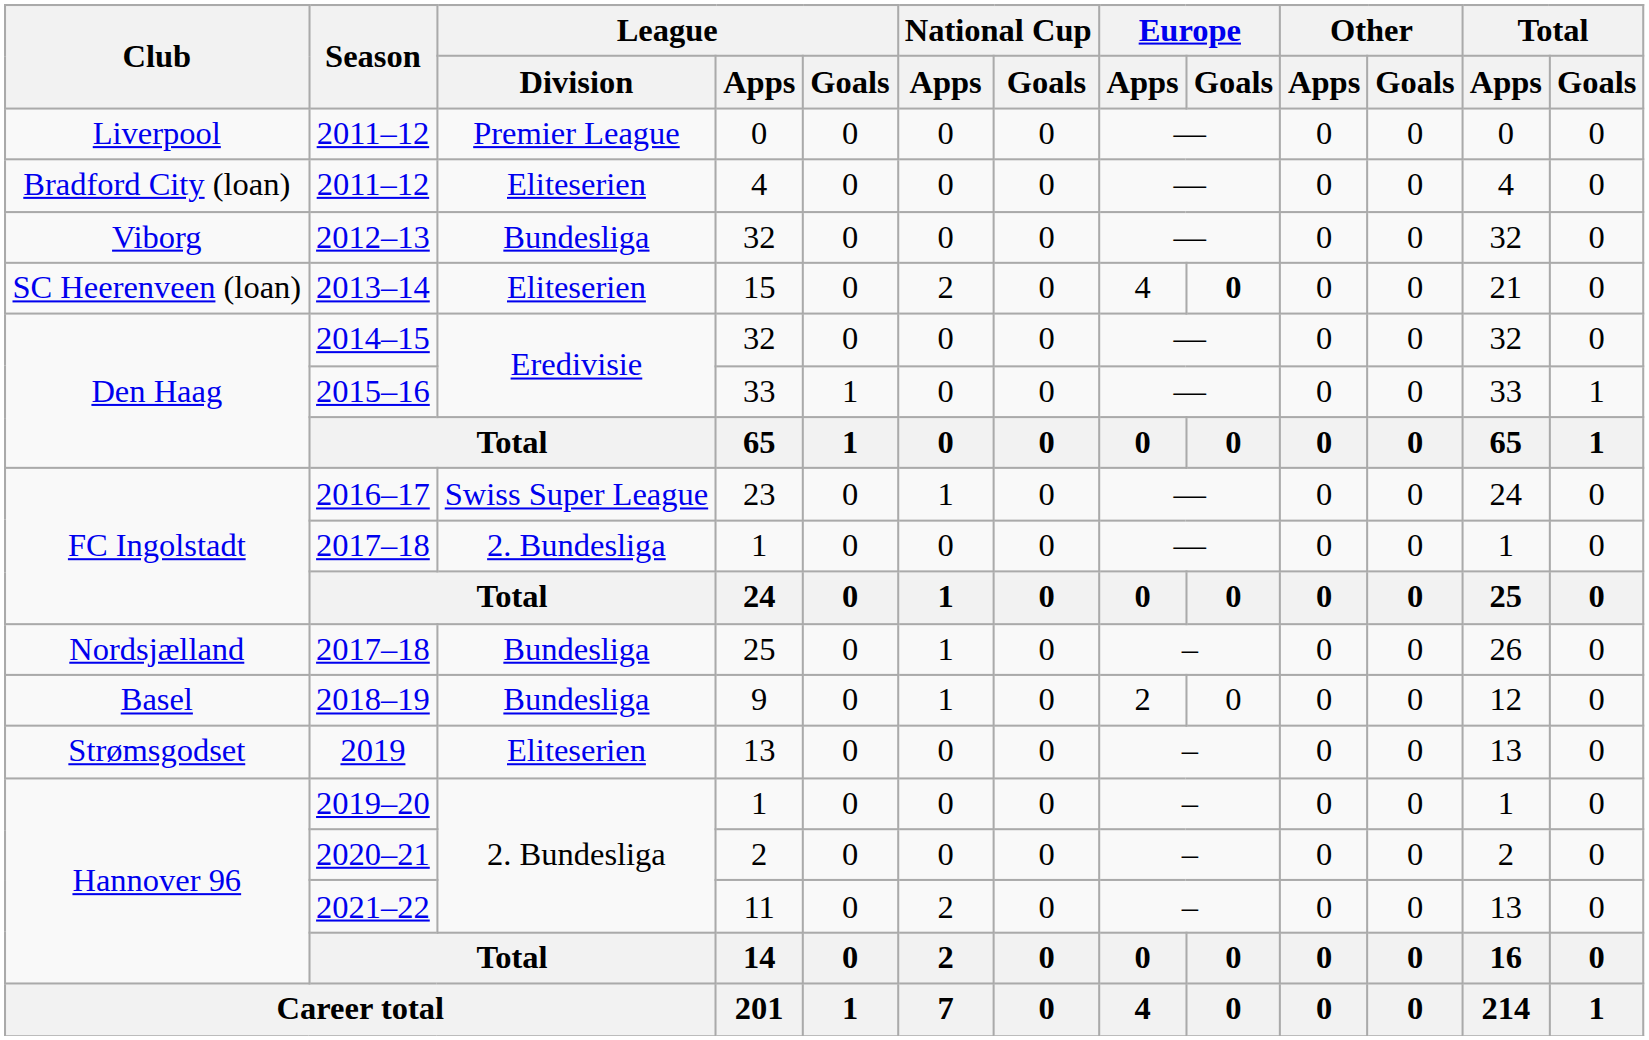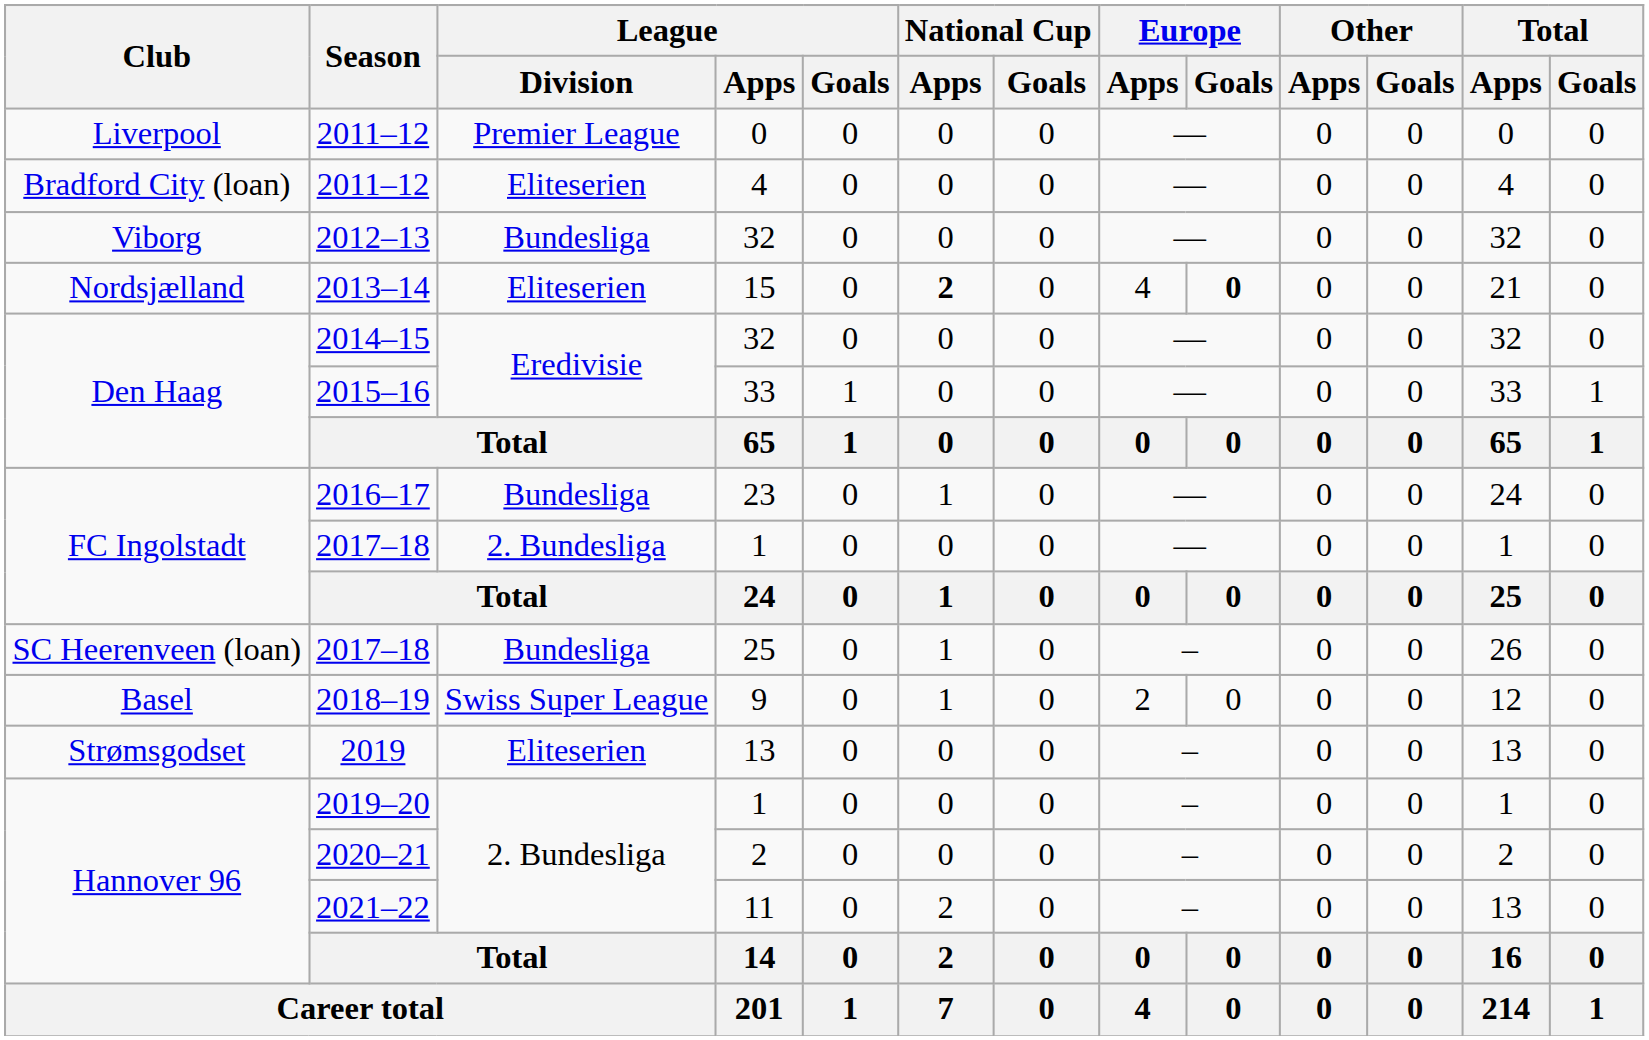(157, 287) SC Heerenveen (loan) -> (157, 287) Nordsjælland
(946, 287) normal -> (946, 287) bold
(576, 493) Swiss Super League -> (576, 493) Bundesliga
(157, 648) Nordsjælland -> (157, 648) SC Heerenveen (loan)
(576, 699) Bundesliga -> (576, 699) Swiss Super League
